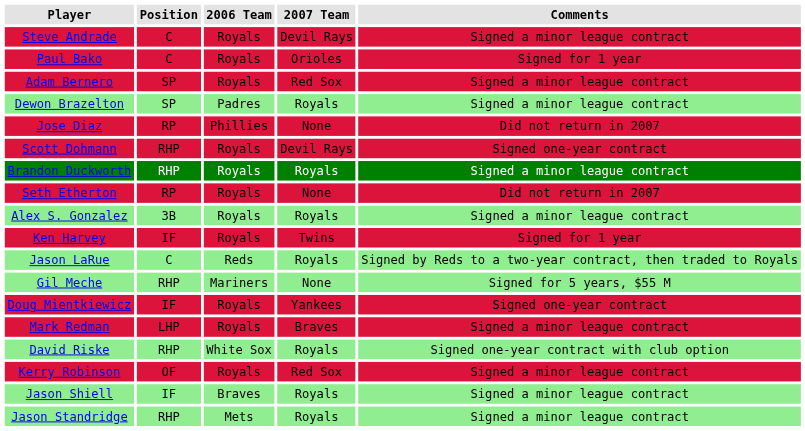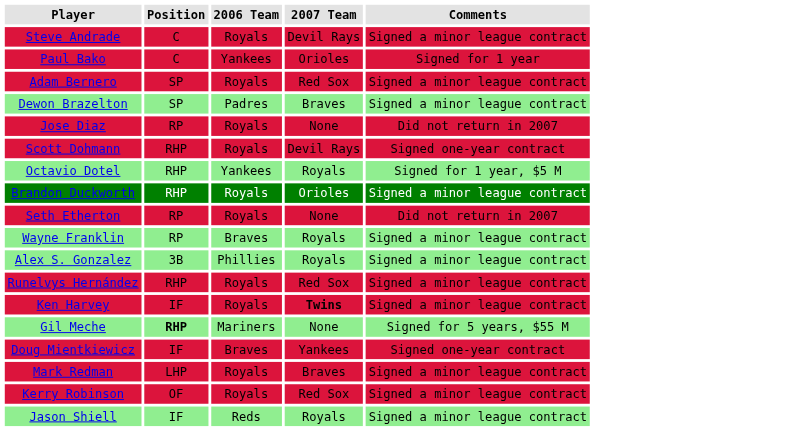(239, 59) Royals -> (246, 59) Yankees
(317, 104) Royals -> (324, 104) Braves
(239, 126) Phillies -> (246, 126) Royals
+ row: (73, 171)
(317, 171) Royals -> (324, 193) Orioles
+ row: (73, 238)
(239, 215) Royals -> (246, 260) Phillies
+ row: (73, 282)
(317, 238) normal -> (324, 305) bold
(580, 238) Signed for 1 year -> (478, 305) Signed a minor league contract
- row: (69, 260)
(169, 282) normal -> (176, 327) bold
(239, 305) Royals -> (246, 349) Braves
- row: (69, 349)
(239, 394) Braves -> (246, 416) Reds
- row: (69, 416)
